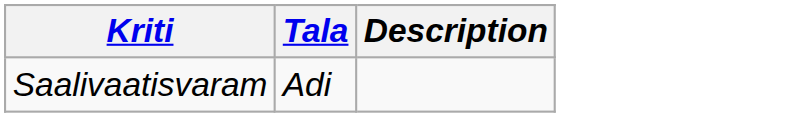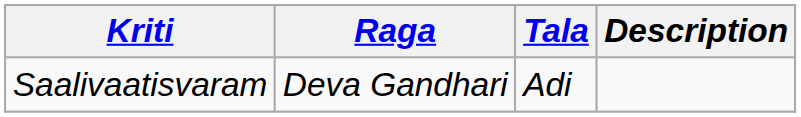+ column: (395, 31)
